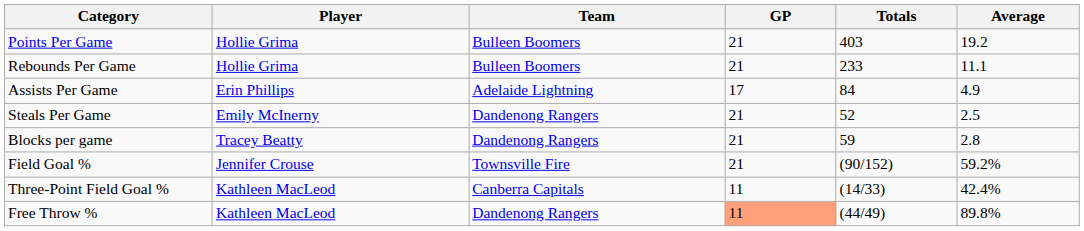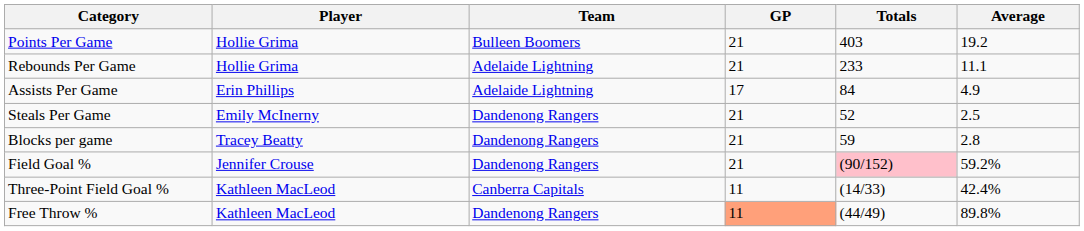(526, 66) Bulleen Boomers -> (533, 66) Adelaide Lightning
(521, 164) Townsville Fire -> (535, 164) Dandenong Rangers
(866, 164) no background -> (866, 164) pink background
